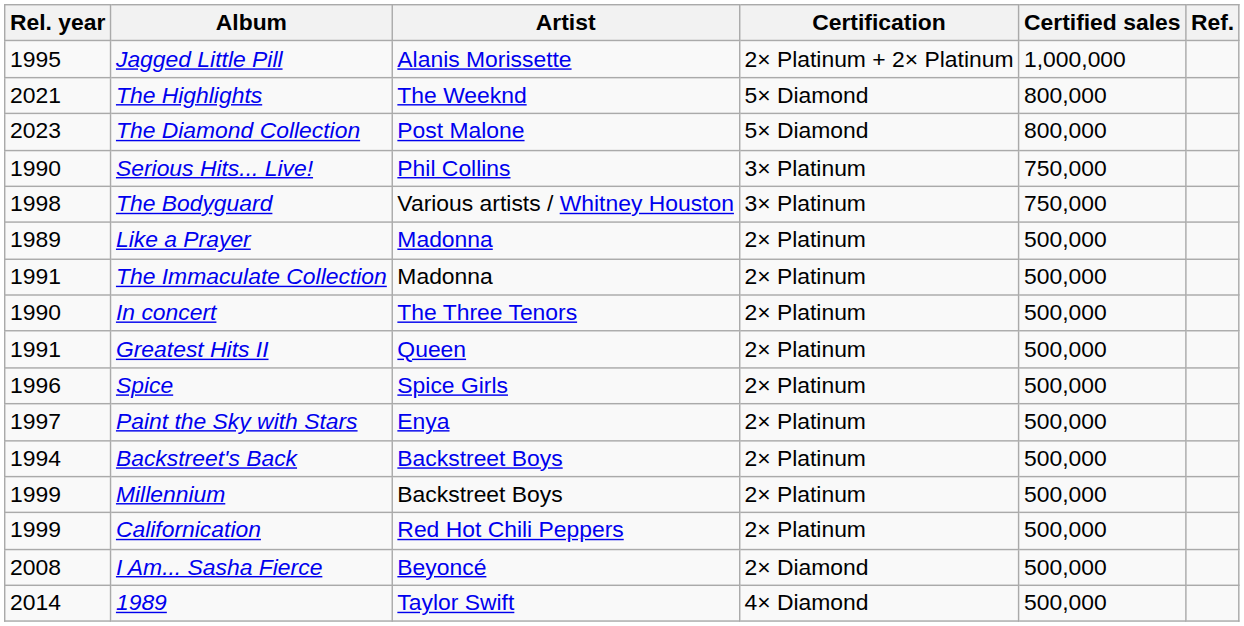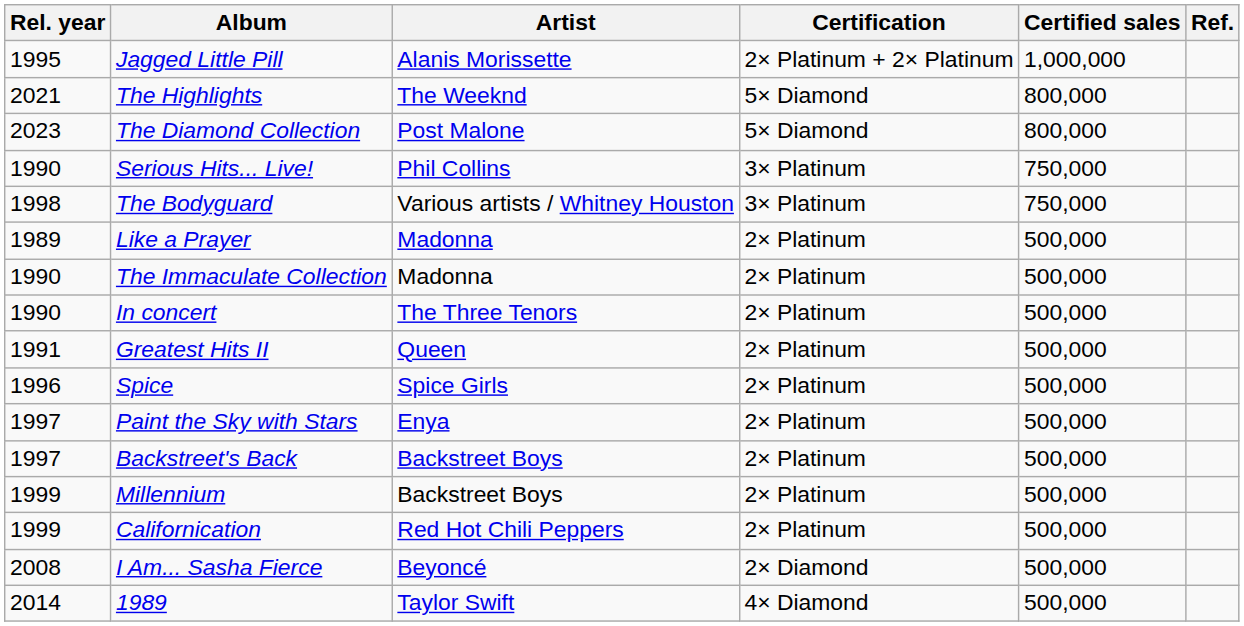(35, 276) 1991 -> (35, 276) 1990
(35, 458) 1994 -> (35, 458) 1997
